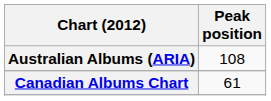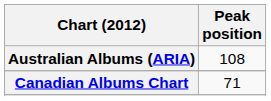(232, 82) 61 -> (232, 82) 71
